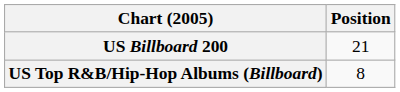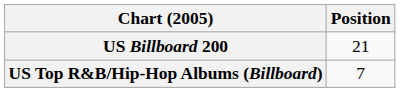(361, 73) 8 -> (361, 73) 7
